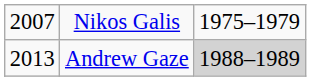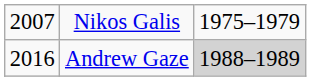(32, 57) 2013 -> (32, 57) 2016
